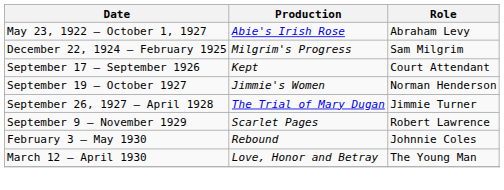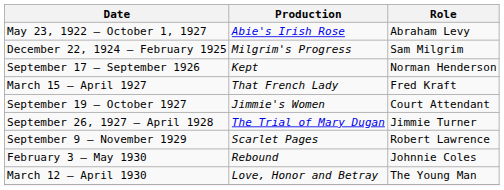(440, 67) Court Attendant -> (443, 67) Norman Henderson
+ row: (77, 85)
(443, 85) Norman Henderson -> (440, 103) Court Attendant
